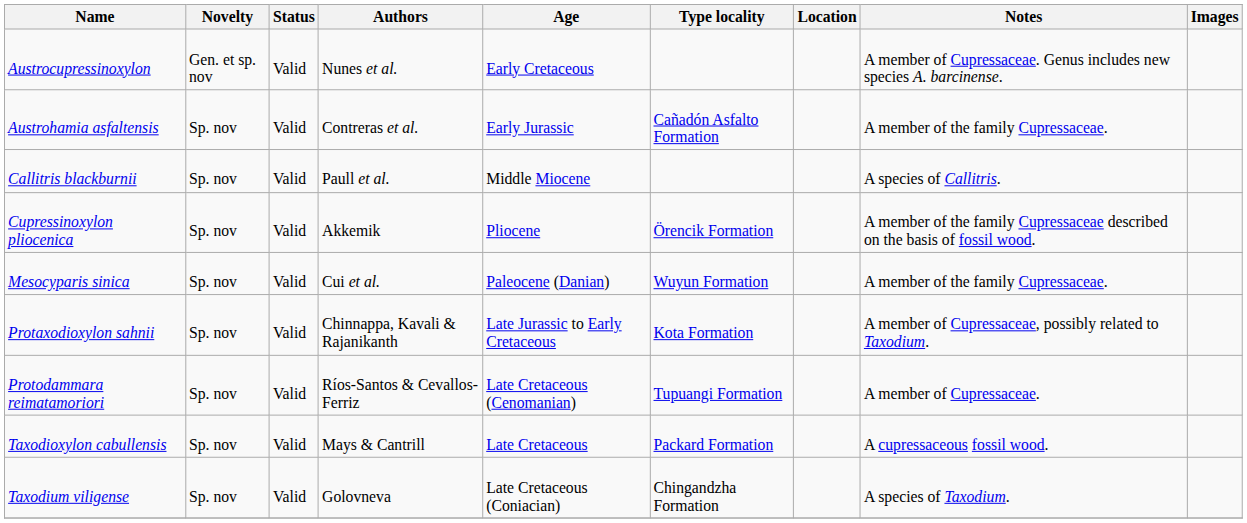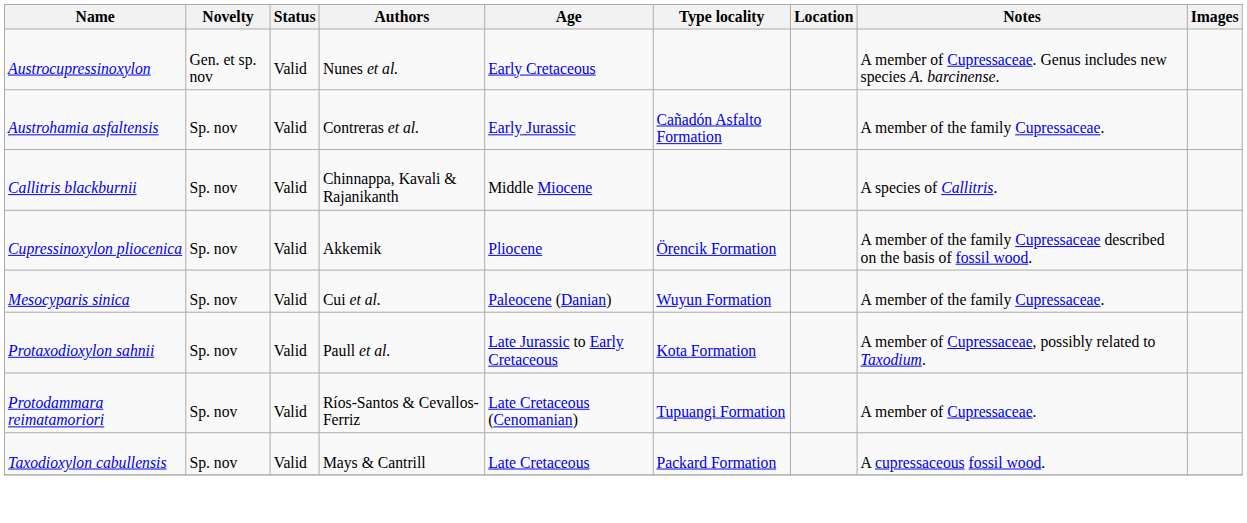(356, 179) Paull et al. -> (390, 188) Chinnappa, Kavali & Rajanikanth
(389, 333) Chinnappa, Kavali & Rajanikanth -> (357, 351) Paull et al.
- row: (69, 496)
